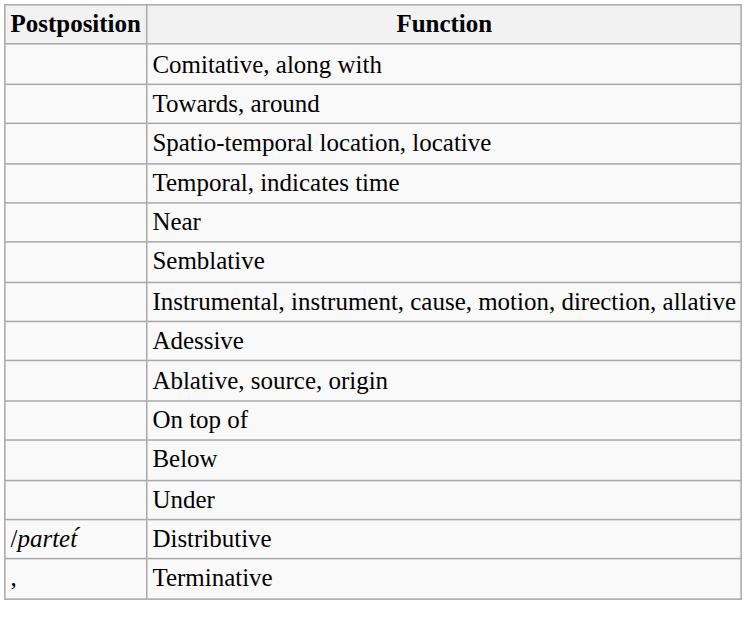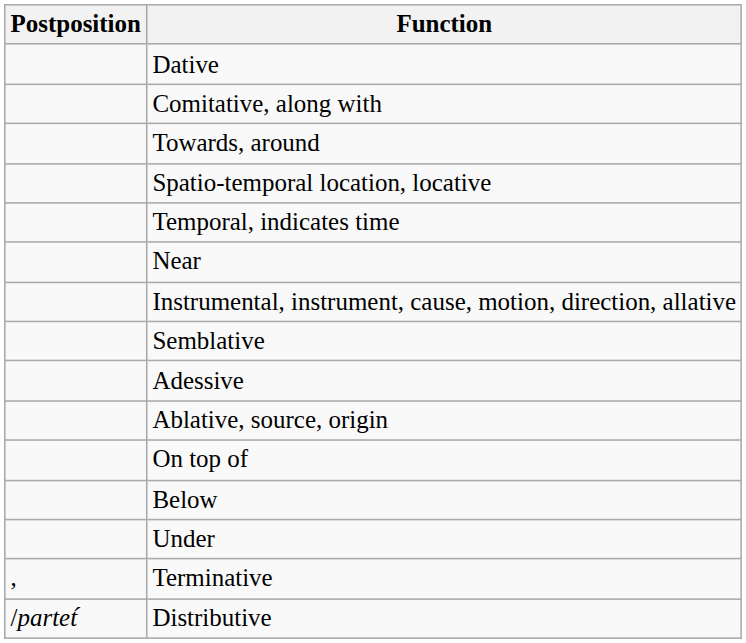+ row: (186, 63)
rows swapped: (444, 301) <-> (209, 261)
rows swapped: (213, 578) <-> (212, 538)
